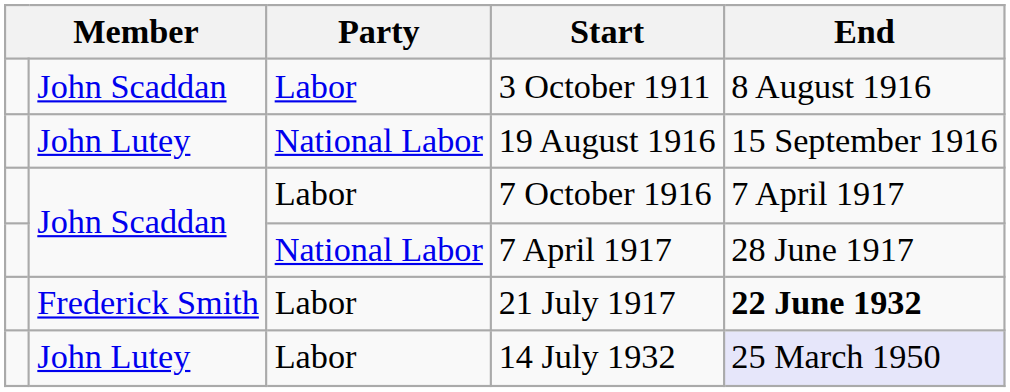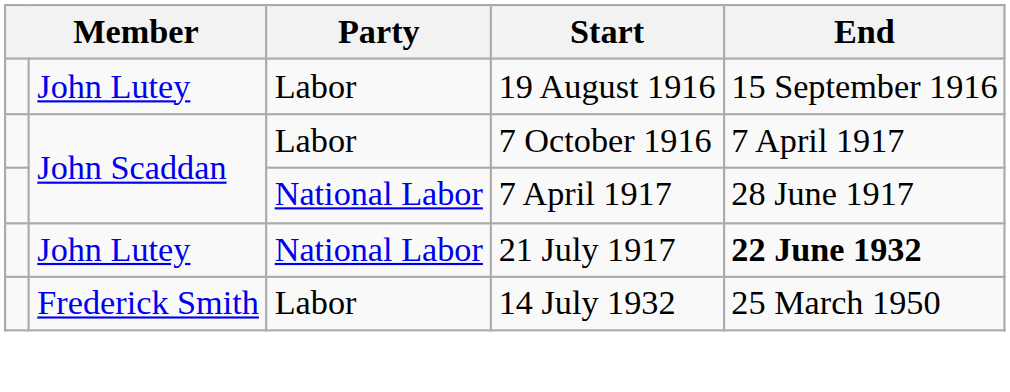- row: (605, 85)
(379, 140) National Labor -> (316, 85) Labor
(148, 303) Frederick Smith -> (114, 248) John Lutey
(316, 303) Labor -> (379, 248) National Labor
(114, 357) John Lutey -> (148, 303) Frederick Smith
(836, 357) lavender background -> (836, 303) no background
